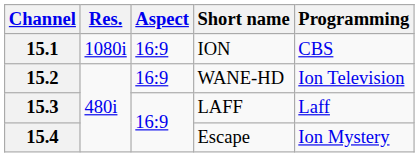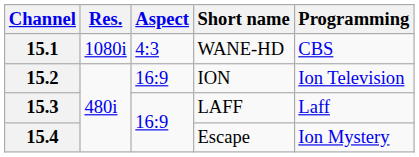(152, 48) 16:9 -> (147, 48) 4:3
(214, 48) ION -> (241, 48) WANE-HD
(241, 78) WANE-HD -> (214, 78) ION
